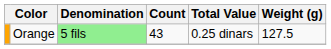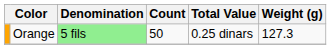(156, 34) 43 -> (156, 34) 50
(277, 34) 127.5 -> (277, 34) 127.3
